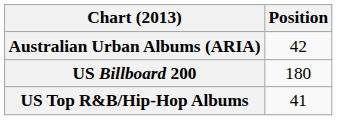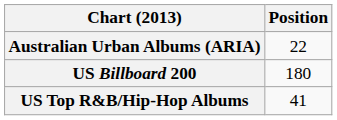(298, 45) 42 -> (298, 45) 22
